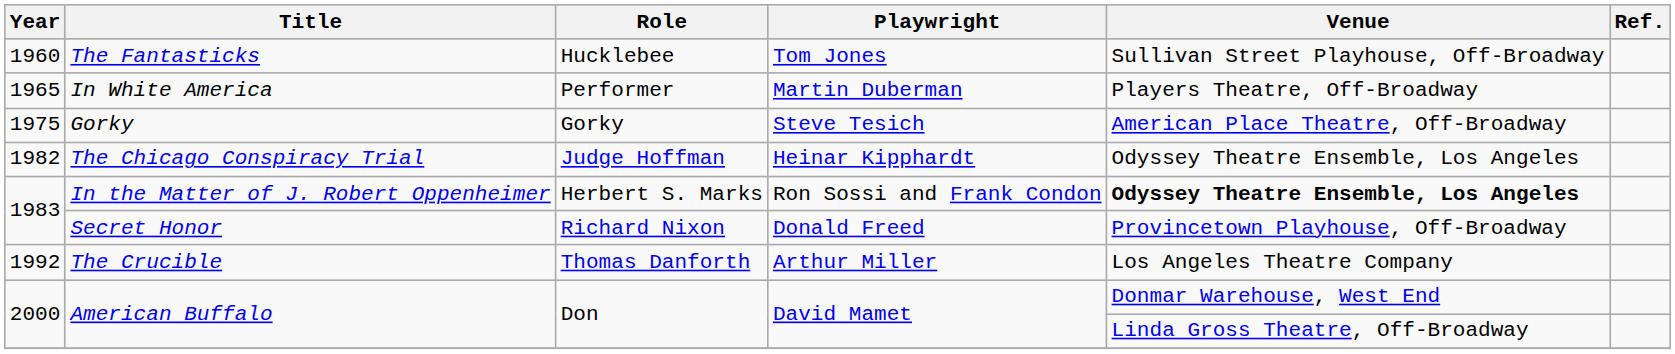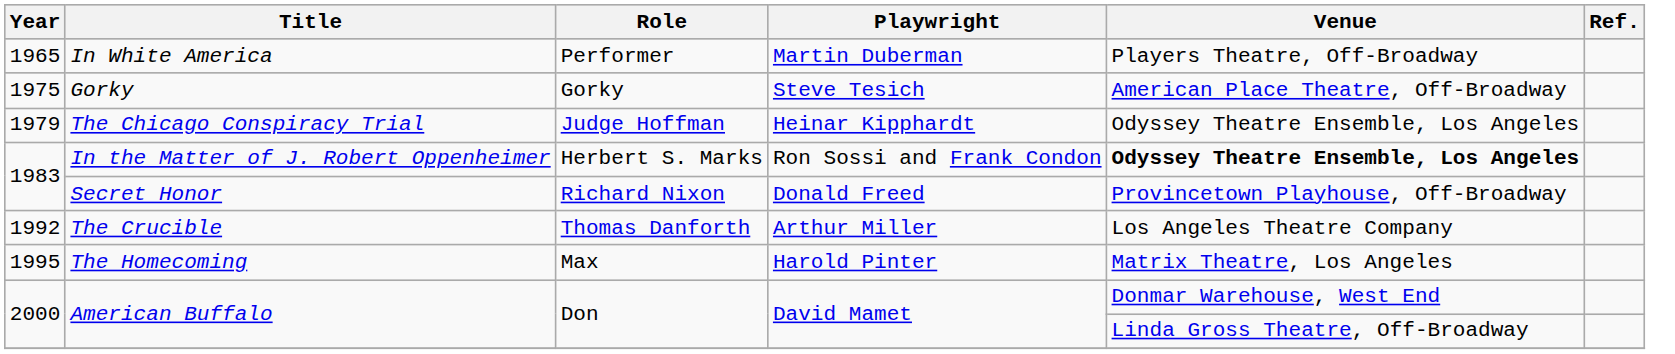- row: (165, 56)
(35, 159) 1982 -> (35, 125) 1979
+ row: (159, 262)
